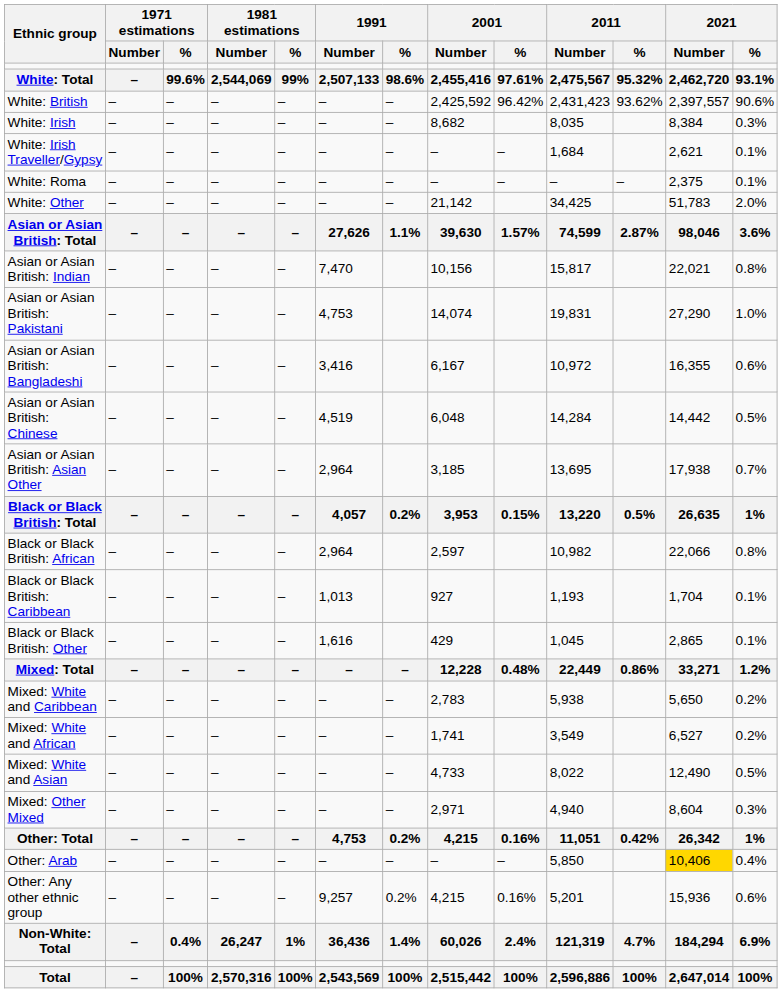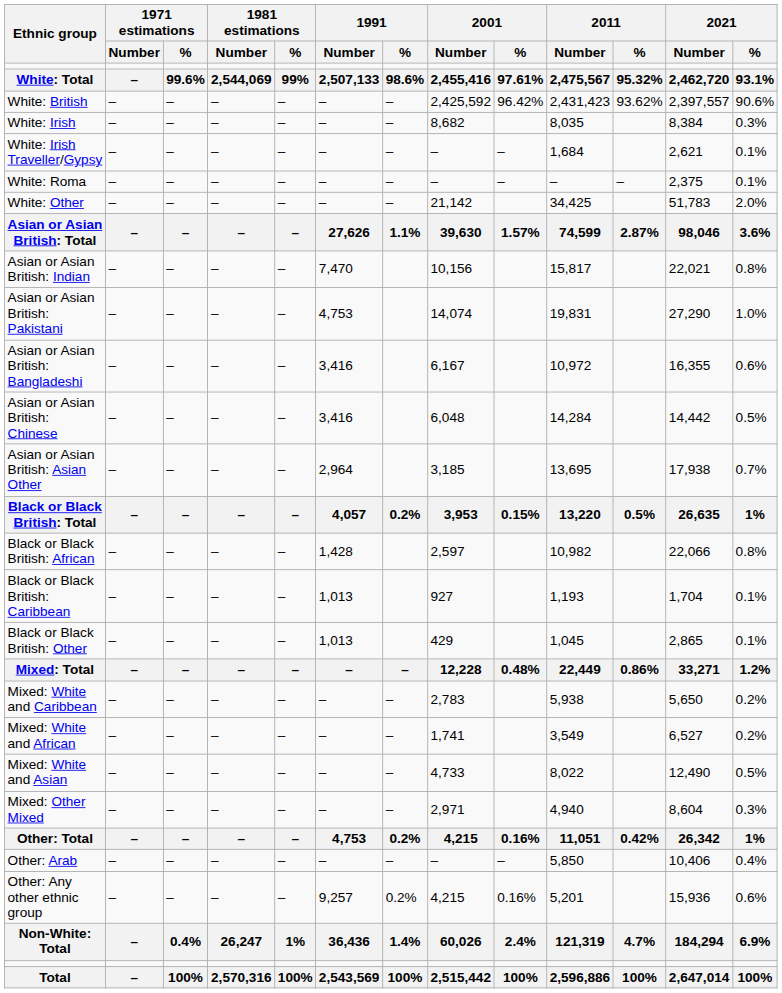(336, 418) 4,519 -> (336, 418) 3,416
(336, 551) 2,964 -> (336, 551) 1,428
(336, 640) 1,616 -> (336, 640) 1,013
(690, 860) gold background -> (690, 860) no background
